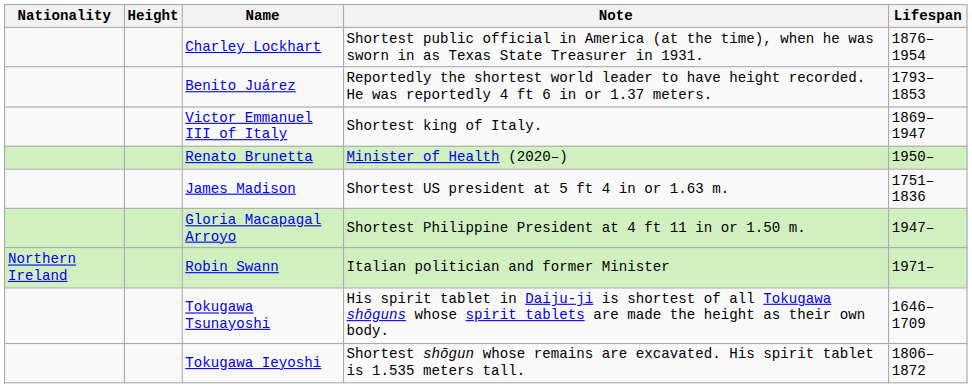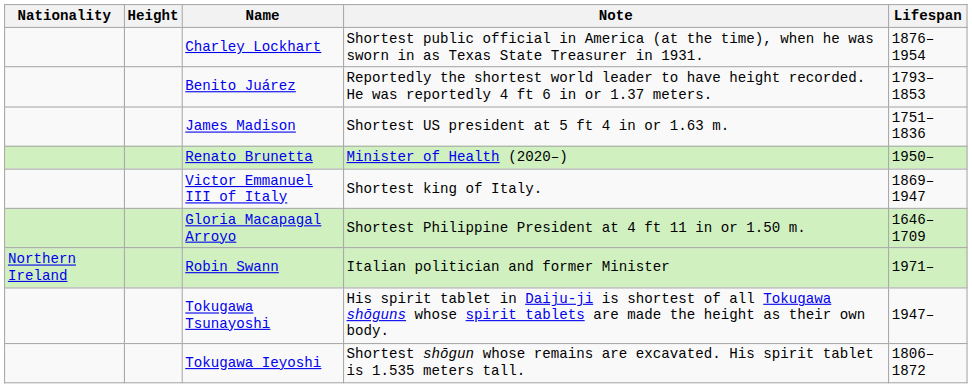rows swapped: (249, 126) <-> (241, 189)
(913, 228) 1947– -> (913, 228) 1646–1709
(913, 315) 1646–1709 -> (913, 315) 1947–
